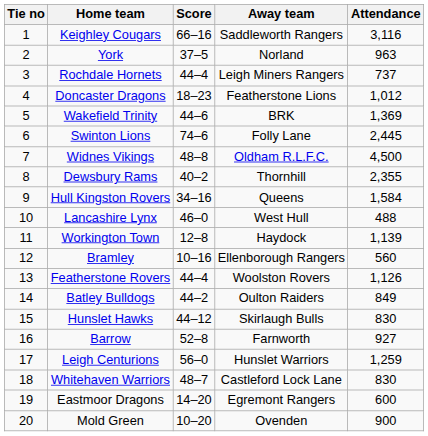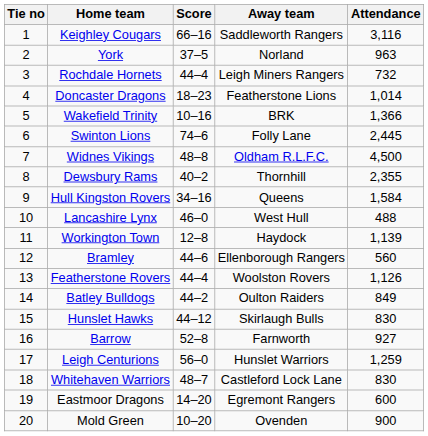(386, 75) 737 -> (386, 75) 732
(386, 95) 1,012 -> (386, 95) 1,014
(194, 116) 44–6 -> (194, 116) 10–16
(386, 116) 1,369 -> (386, 116) 1,366
(194, 258) 10–16 -> (194, 258) 44–6
